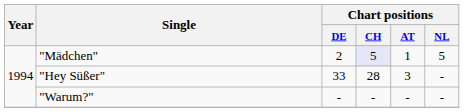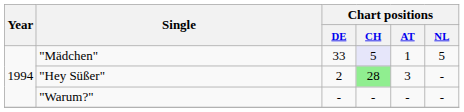(339, 55) 2 -> (339, 55) 33
(339, 76) 33 -> (339, 76) 2
(373, 76) no background -> (373, 76) lightgreen background
